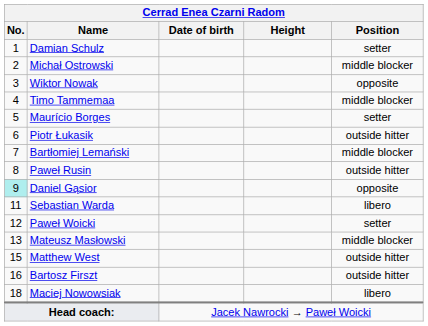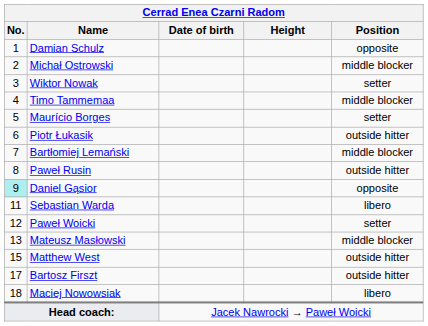(377, 48) setter -> (377, 48) opposite
(377, 83) opposite -> (377, 83) setter
(16, 275) 16 -> (16, 275) 17
